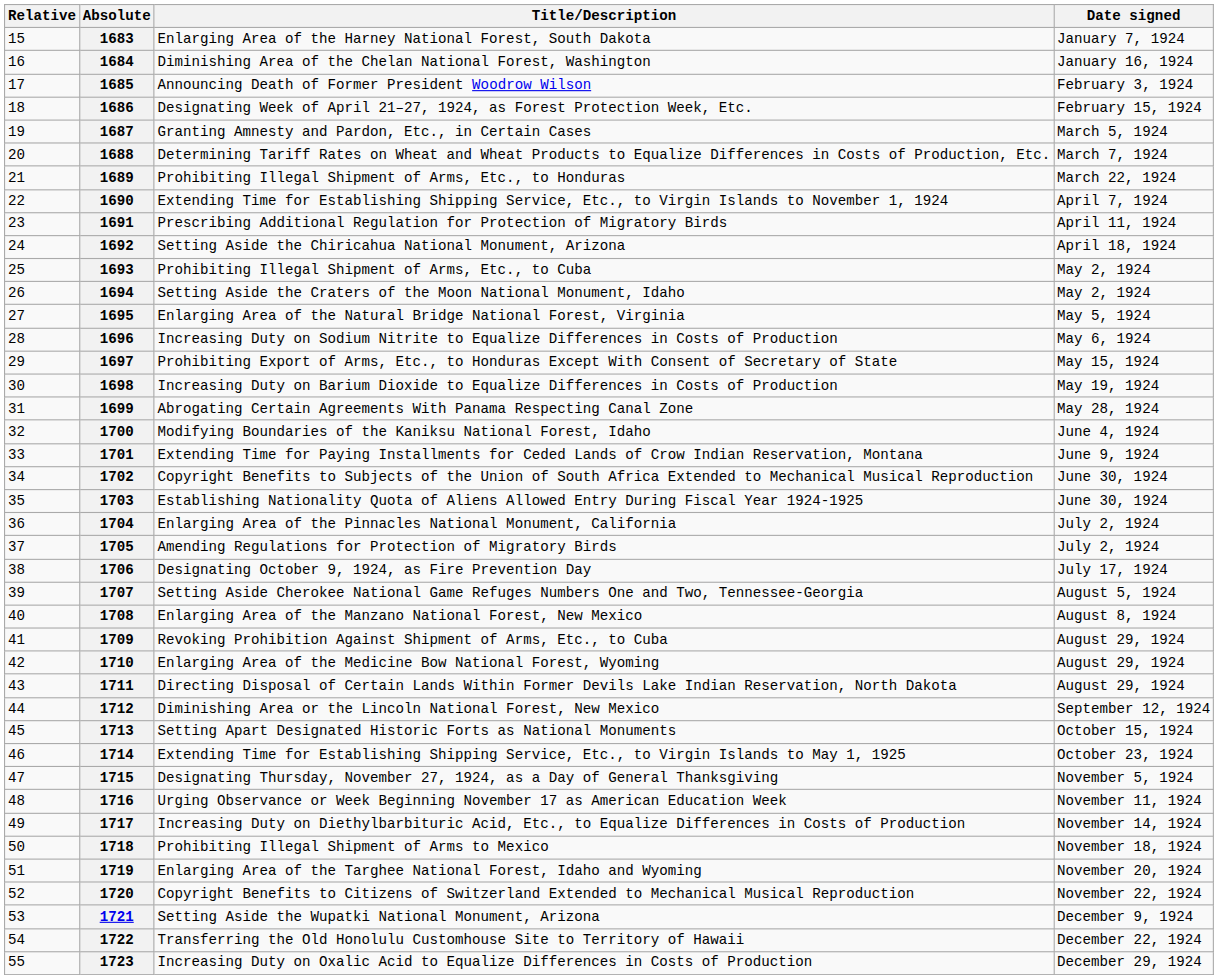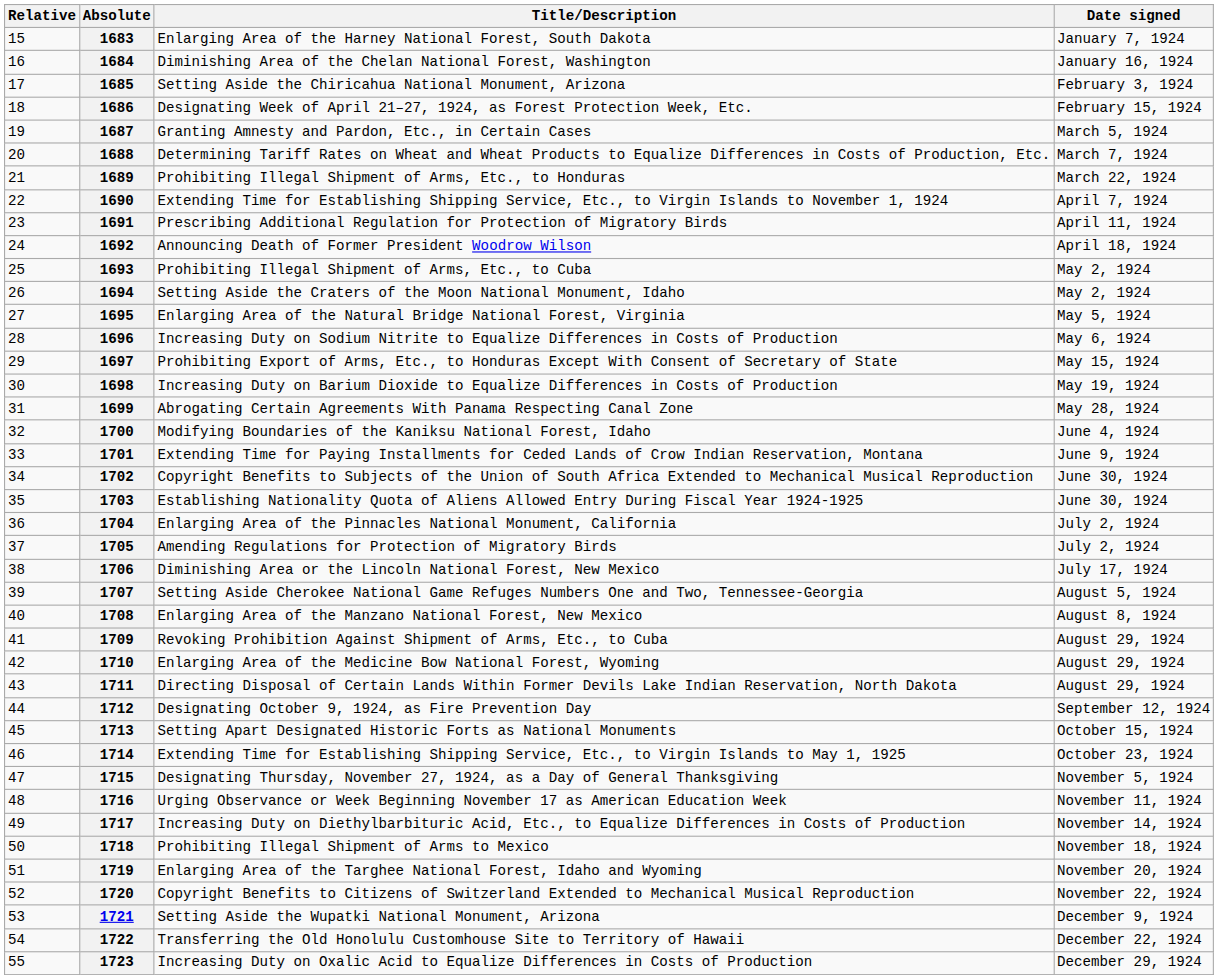(374, 85) Announcing Death of Former President Woodrow Wilson -> (391, 85) Setting Aside the Chiricahua National Monument, Arizona
(391, 247) Setting Aside the Chiricahua National Monument, Arizona -> (374, 247) Announcing Death of Former President Woodrow Wilson
(374, 570) Designating October 9, 1924, as Fire Prevention Day -> (408, 570) Diminishing Area or the Lincoln National Forest, New Mexico
(408, 709) Diminishing Area or the Lincoln National Forest, New Mexico -> (374, 709) Designating October 9, 1924, as Fire Prevention Day
